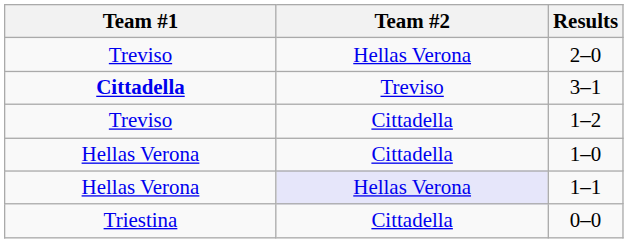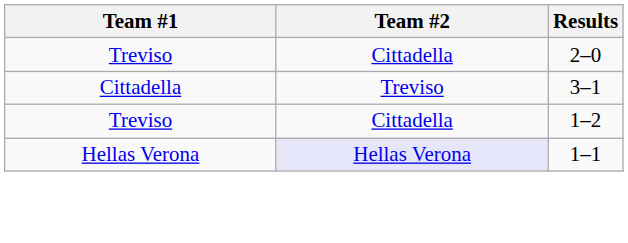(412, 54) Hellas Verona -> (412, 54) Cittadella
(140, 87) bold -> (140, 87) normal
- row: (586, 154)
- row: (586, 220)
